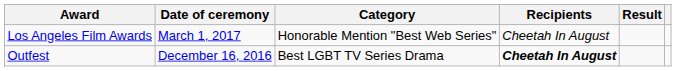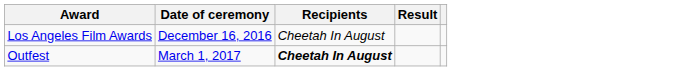- column: (387, 14)
(199, 35) March 1, 2017 -> (215, 35) December 16, 2016
(215, 55) December 16, 2016 -> (199, 55) March 1, 2017
